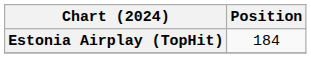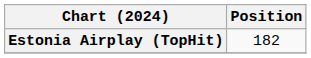(266, 41) 184 -> (266, 41) 182
